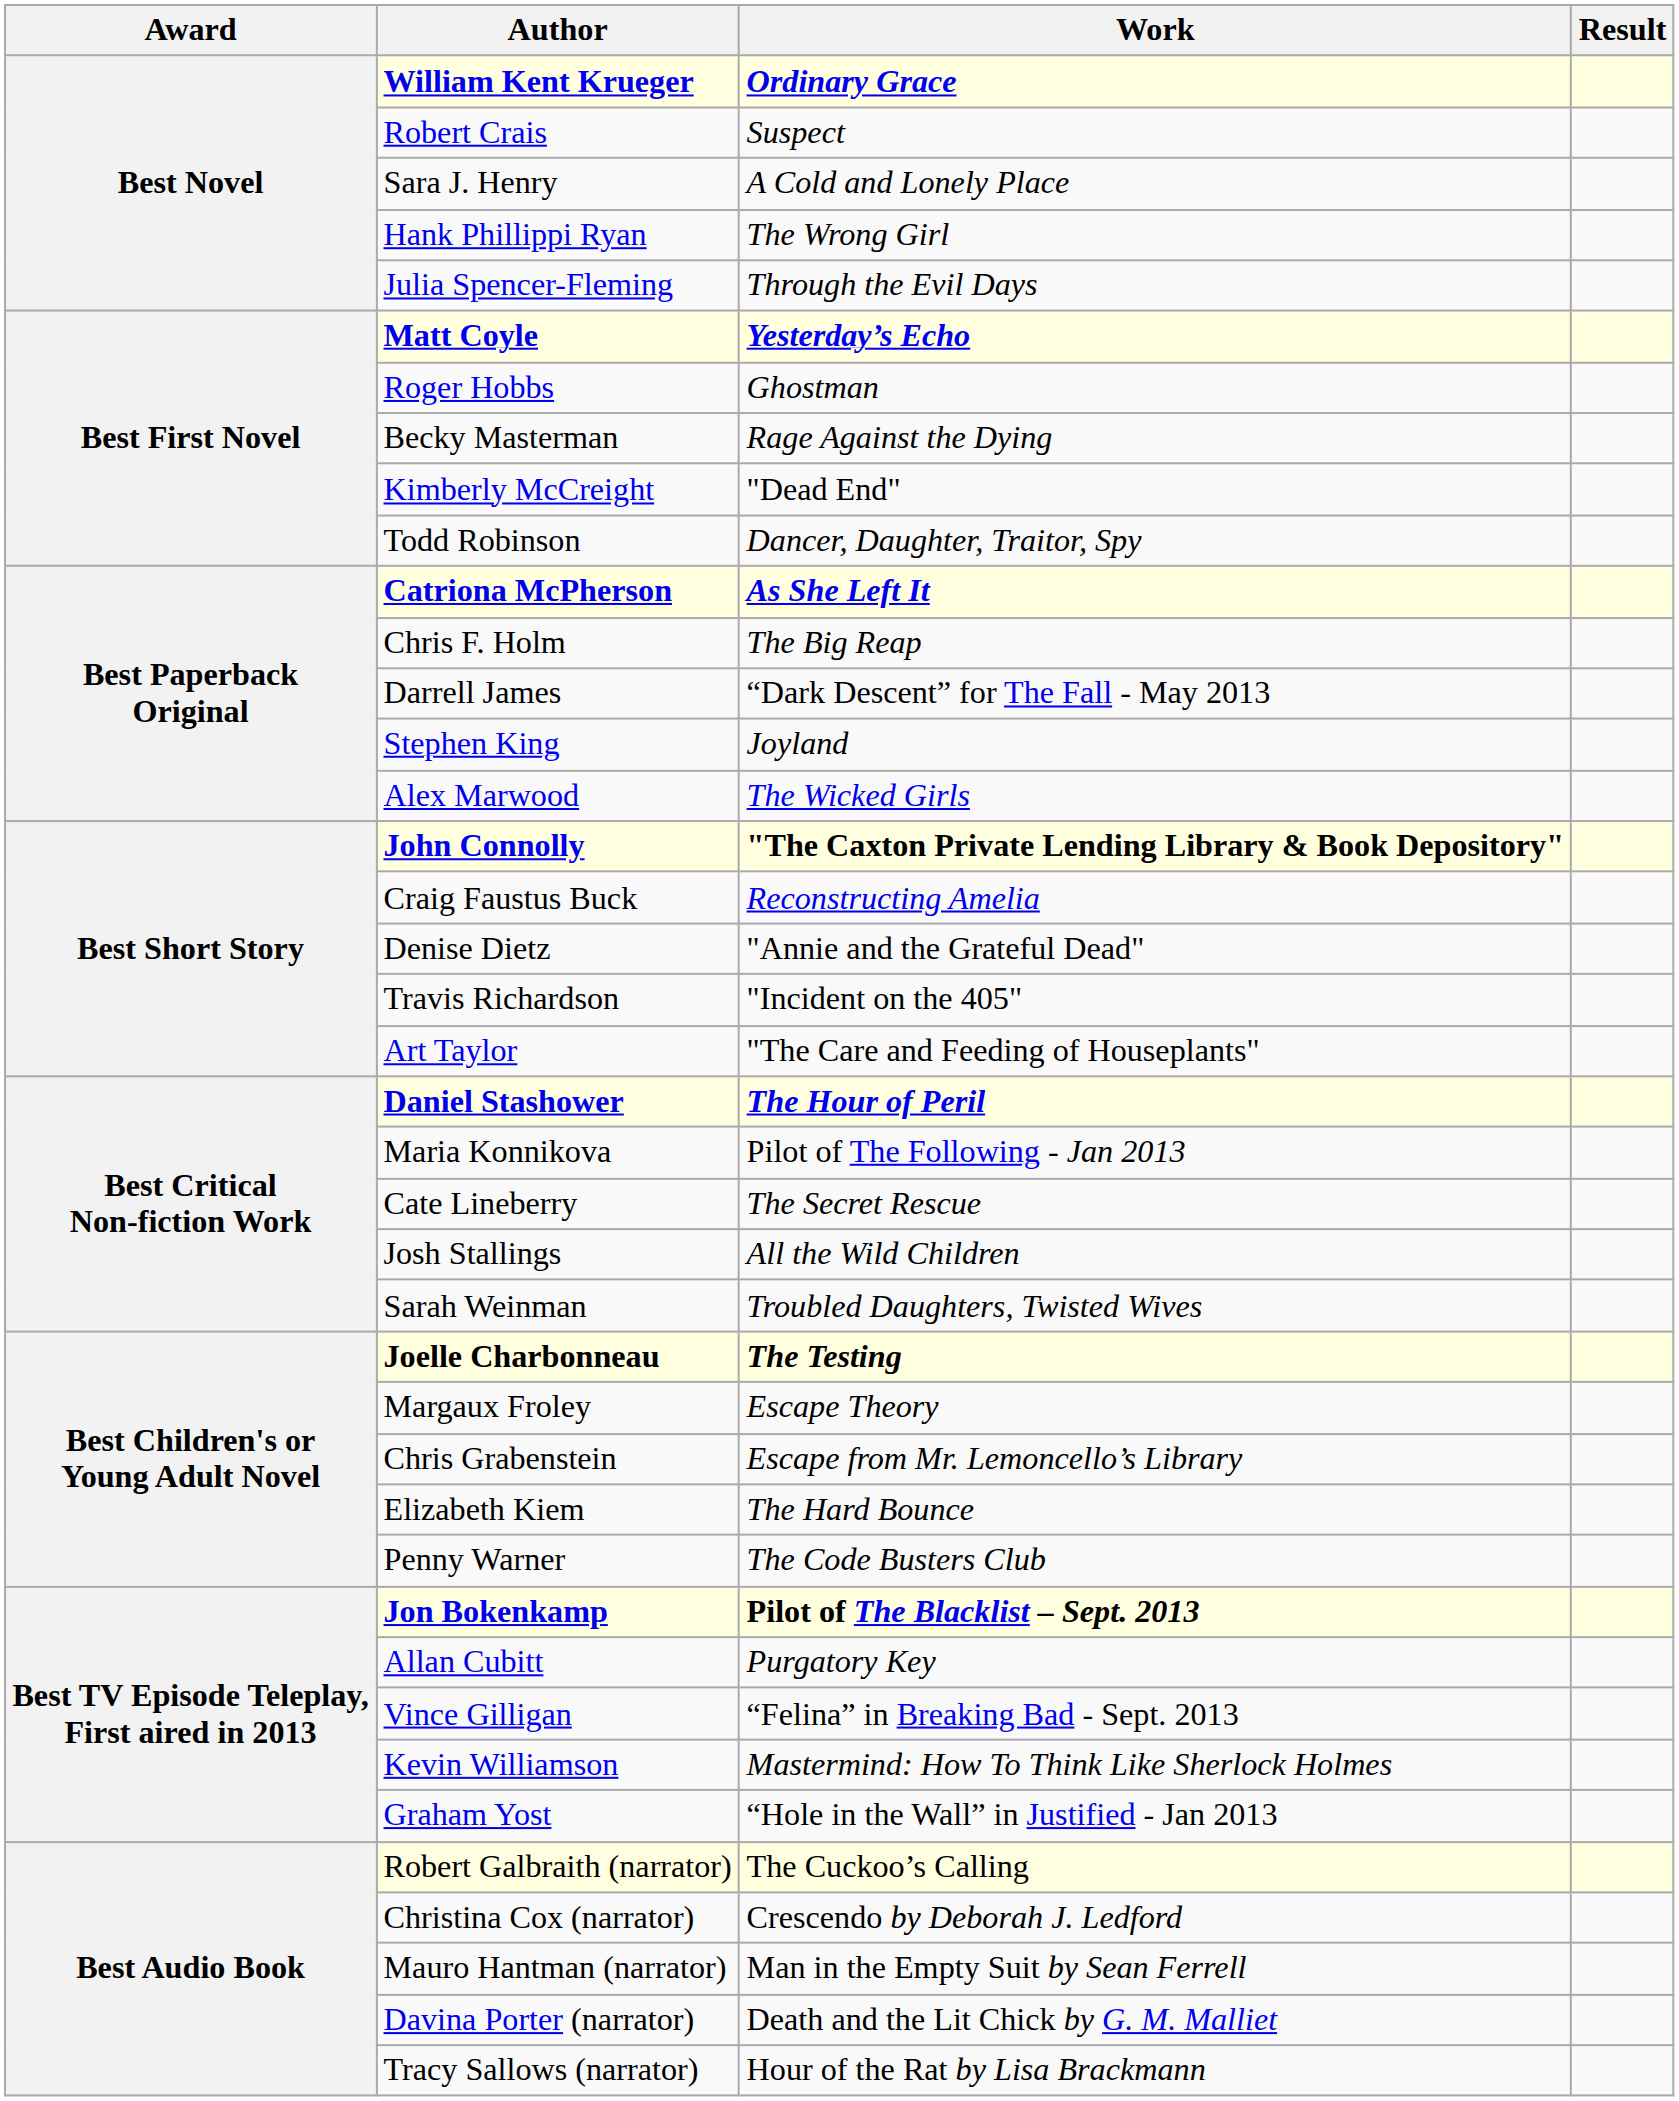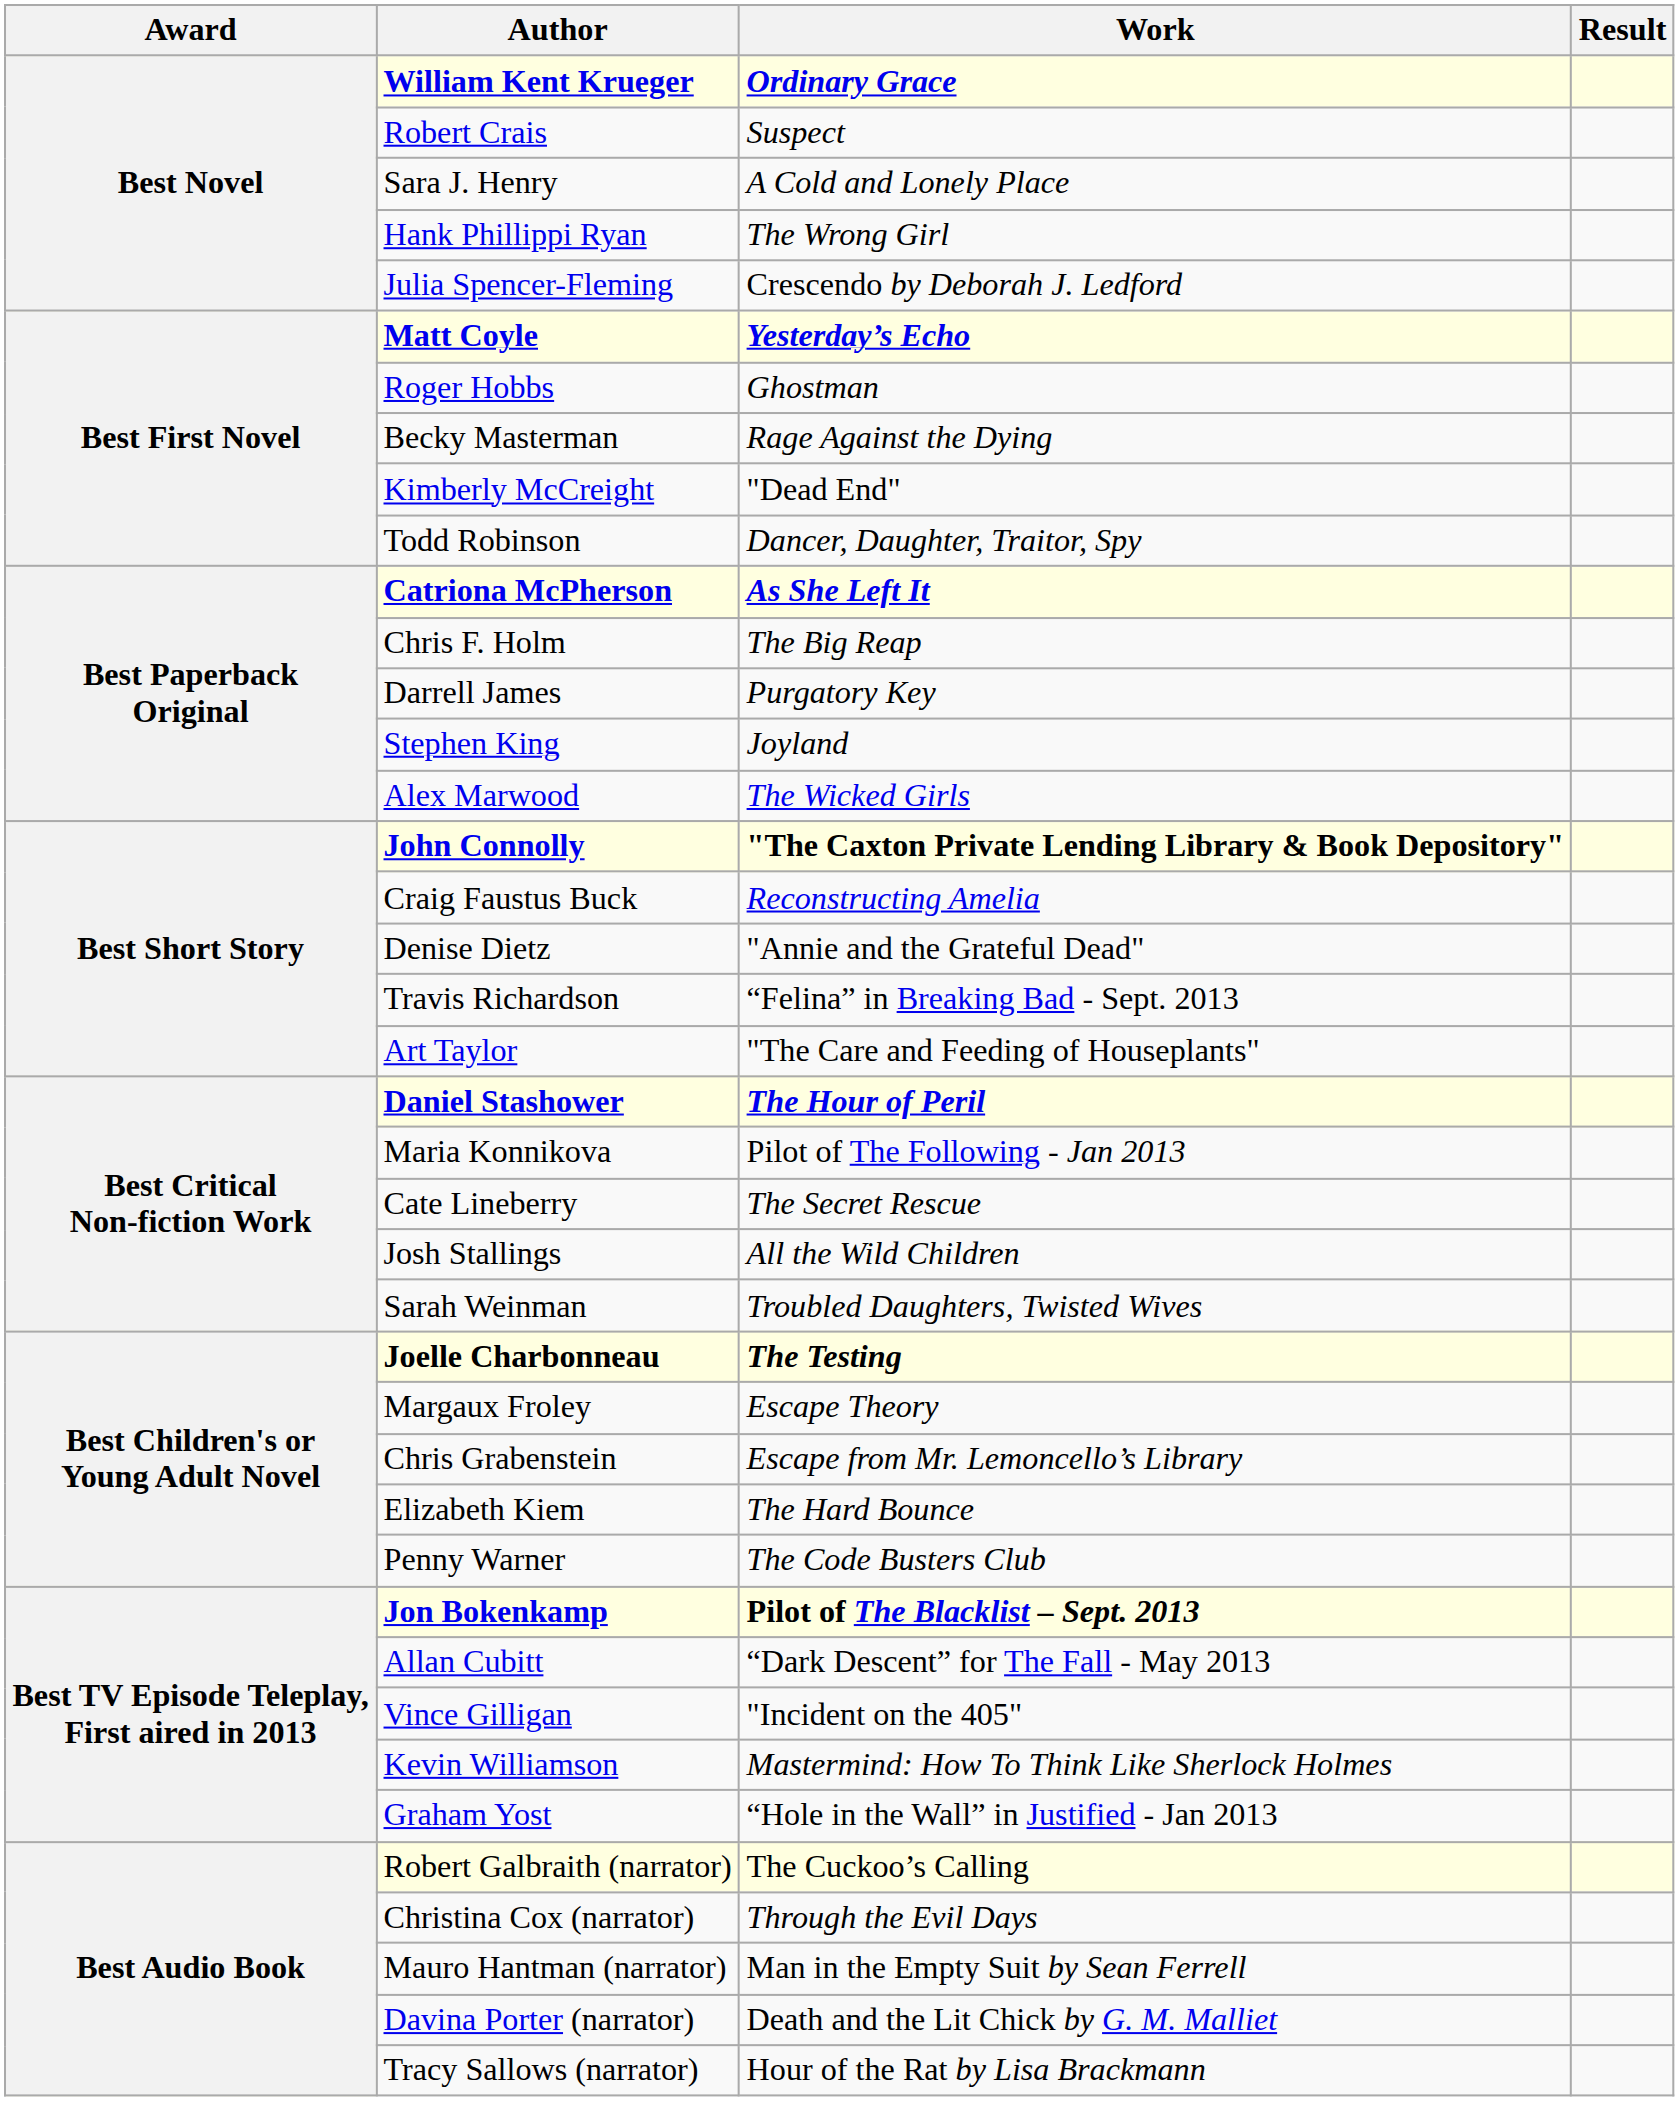(892, 285) Through the Evil Days -> (964, 285) Crescendo by Deborah J. Ledford
(1008, 693) “Dark Descent” for The Fall - May 2013 -> (841, 693) Purgatory Key
(884, 999) "Incident on the 405" -> (993, 999) “Felina” in Breaking Bad - Sept. 2013
(841, 1662) Purgatory Key -> (1008, 1662) “Dark Descent” for The Fall - May 2013
(993, 1713) “Felina” in Breaking Bad - Sept. 2013 -> (884, 1713) "Incident on the 405"
(964, 1917) Crescendo by Deborah J. Ledford -> (892, 1917) Through the Evil Days
